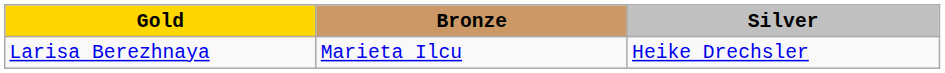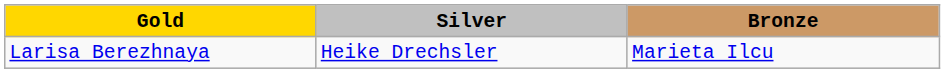columns swapped: (783, 21) <-> (472, 21)
